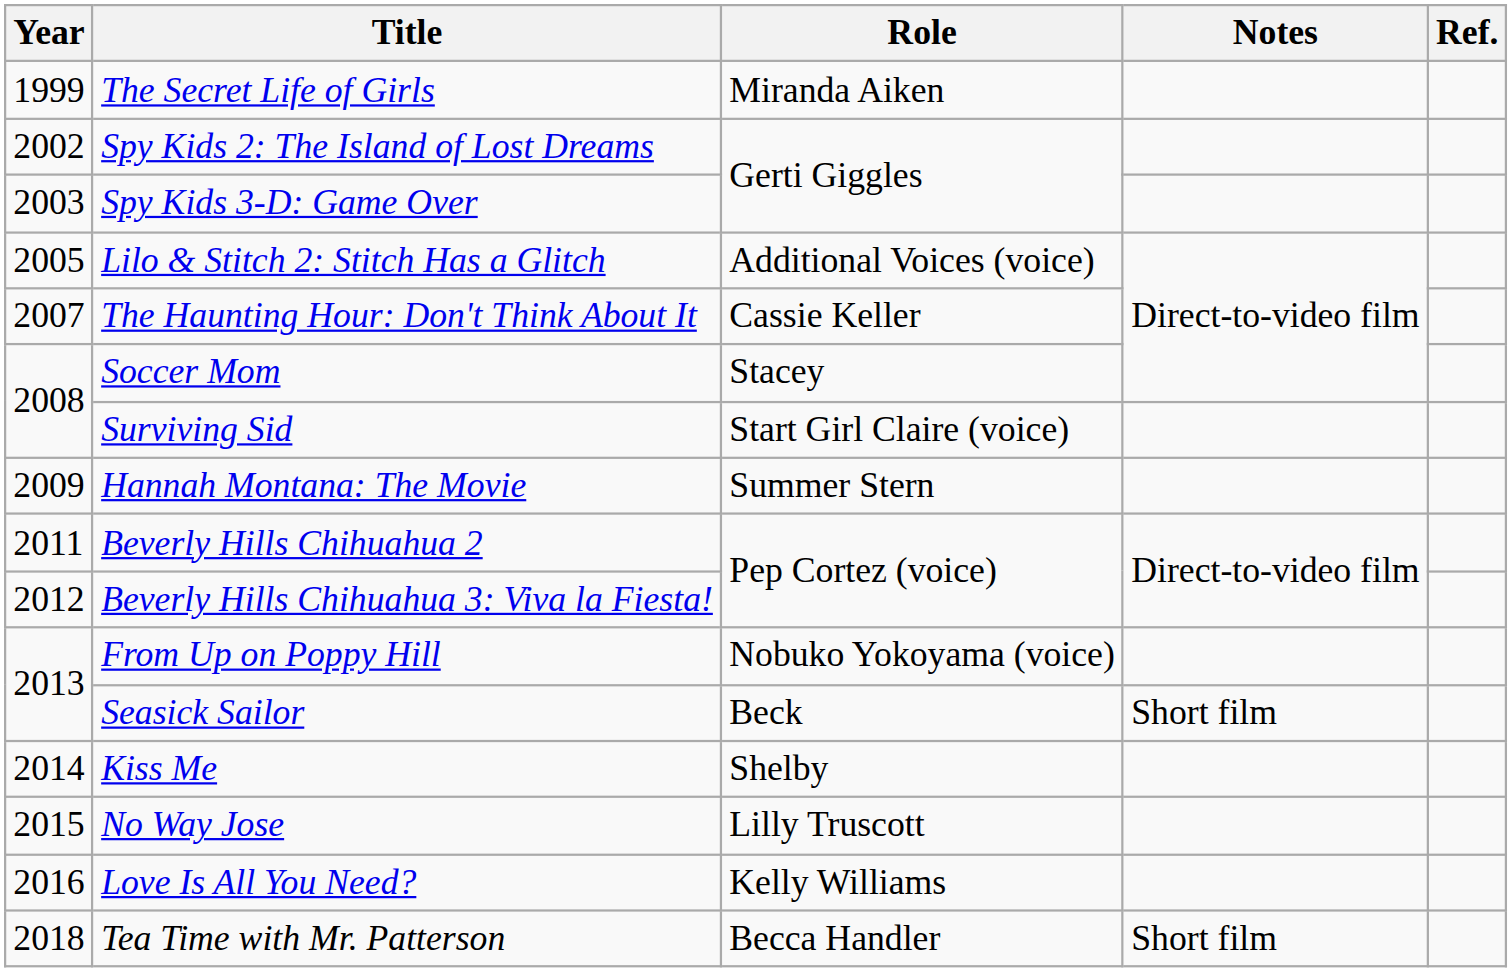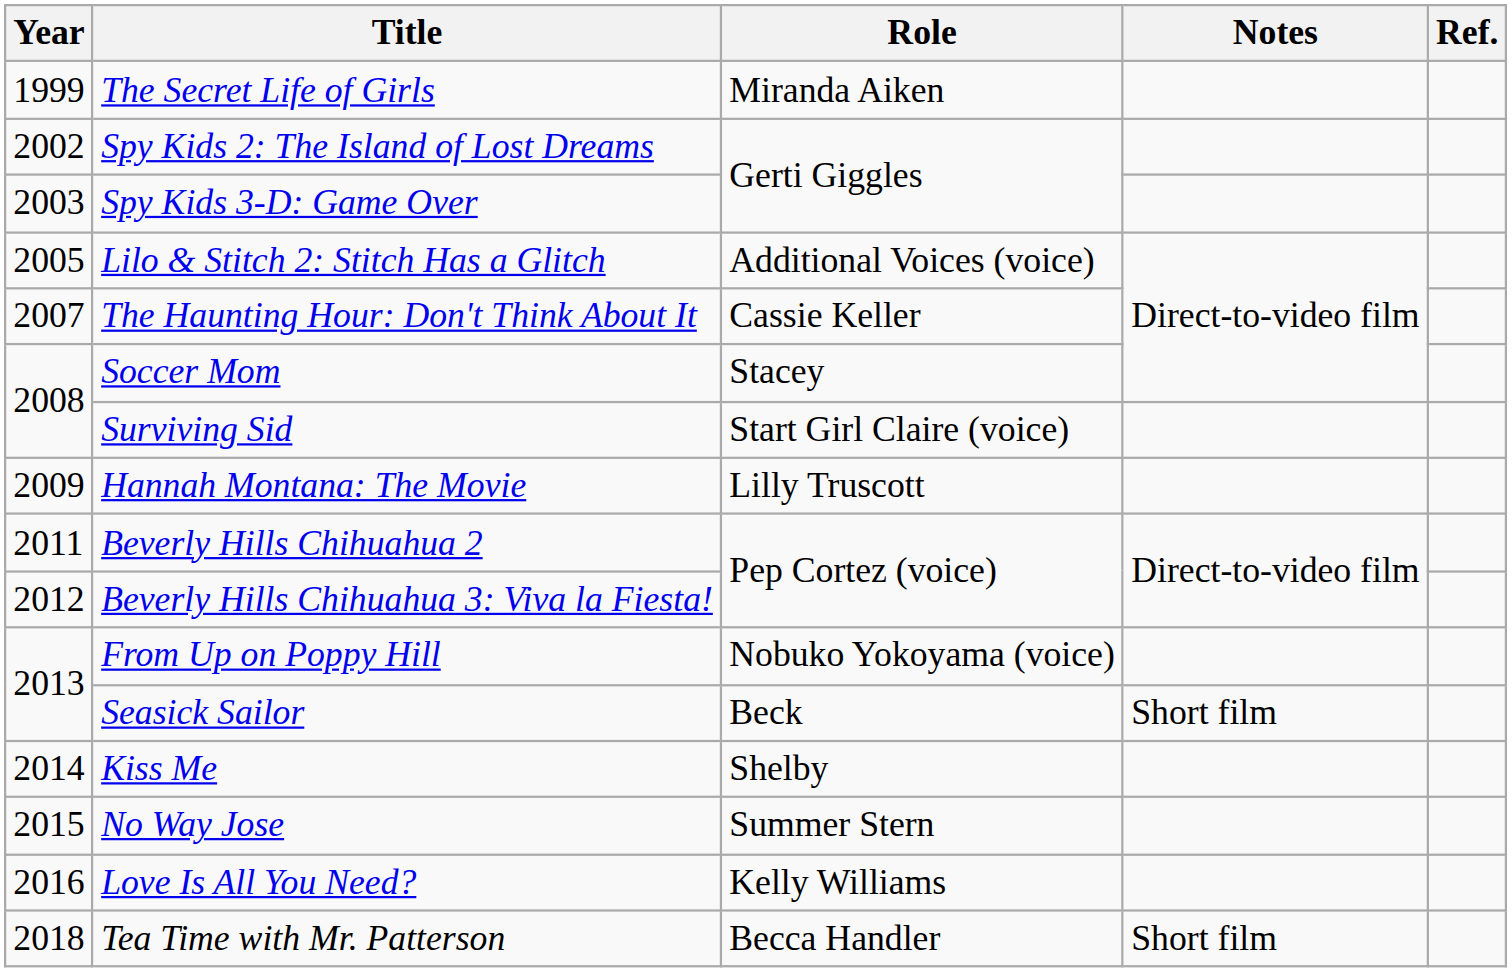(832, 485) Summer Stern -> (827, 485) Lilly Truscott
(827, 825) Lilly Truscott -> (832, 825) Summer Stern
